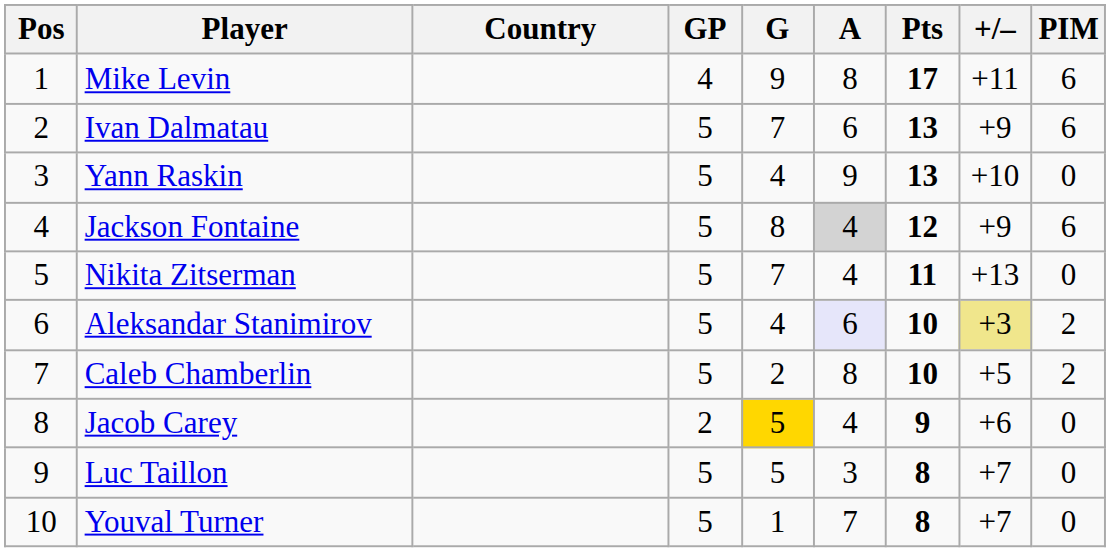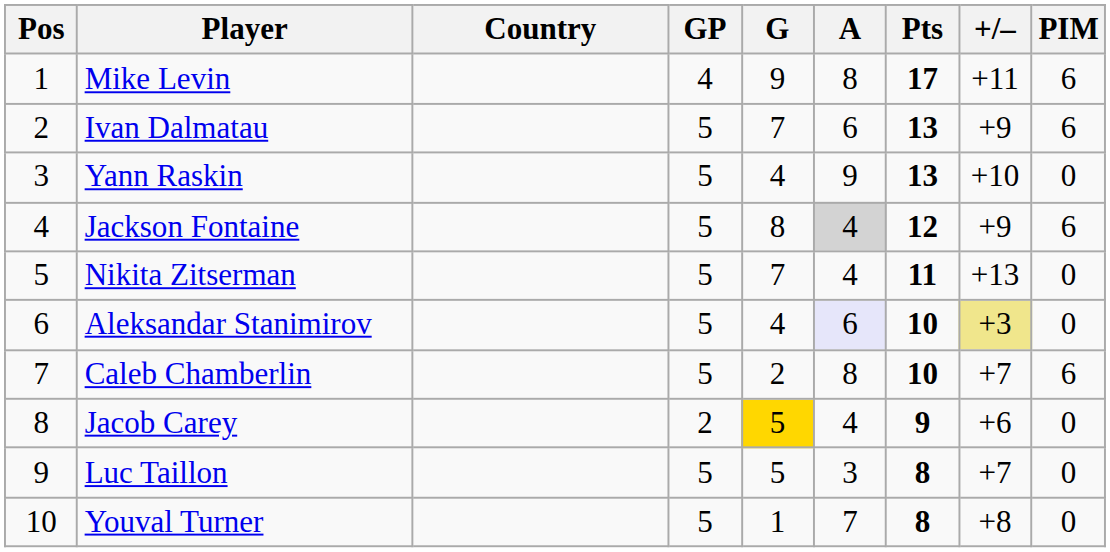(1069, 324) 2 -> (1069, 324) 0
(995, 373) +5 -> (995, 373) +7
(1069, 373) 2 -> (1069, 373) 6
(995, 521) +7 -> (995, 521) +8
